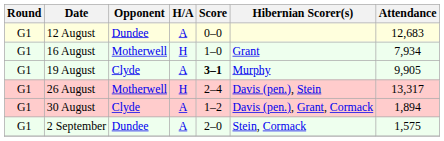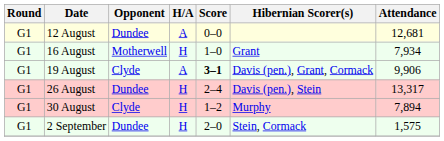(408, 32) 12,683 -> (408, 32) 12,681
(252, 70) Murphy -> (303, 70) Davis (pen.), Grant, Cormack
(408, 70) 9,905 -> (408, 70) 9,906
(139, 88) Motherwell -> (130, 88) Dundee
(183, 107) A -> (183, 107) H
(303, 107) Davis (pen.), Grant, Cormack -> (252, 107) Murphy
(408, 107) 1,894 -> (408, 107) 7,894
(183, 126) A -> (183, 126) H
